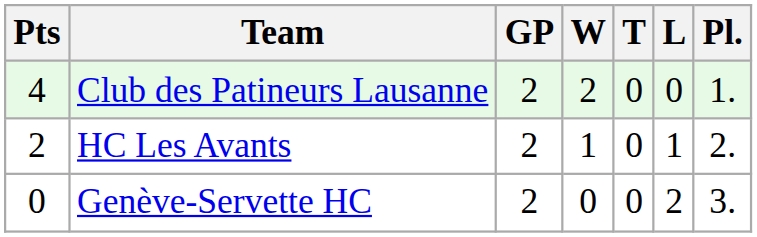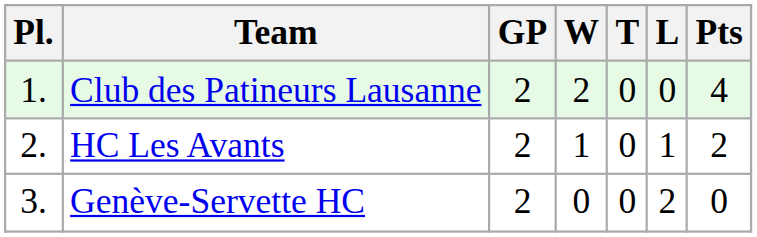columns swapped: (723, 32) <-> (37, 32)
